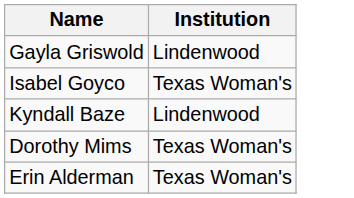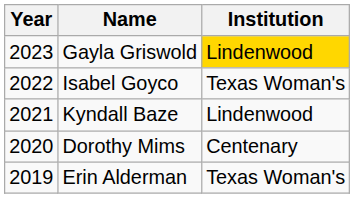+ column: (31, 20)
(206, 51) no background -> (260, 51) gold background
(222, 146) Texas Woman's -> (252, 146) Centenary
